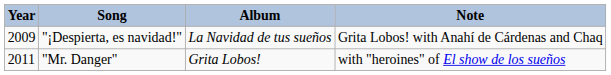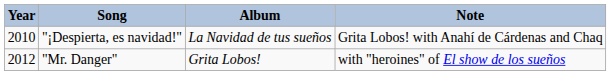(22, 37) 2009 -> (22, 37) 2010
(21, 59) 2011 -> (22, 59) 2012
